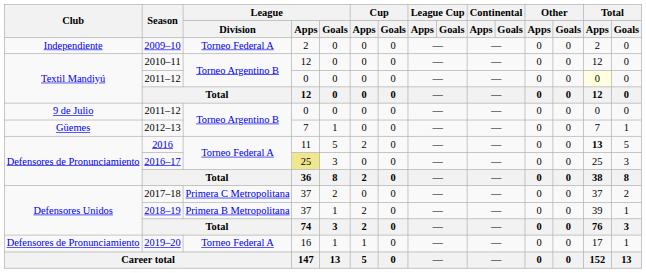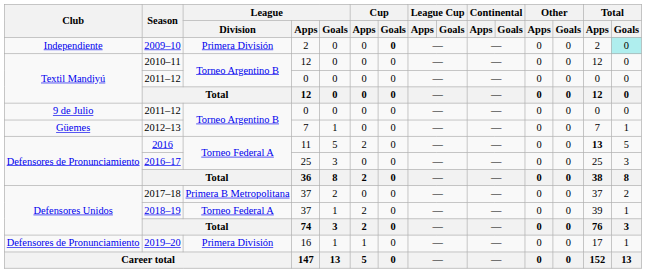(238, 45) Torneo Federal A -> (238, 45) Primera División
(393, 45) normal -> (393, 45) bold
(626, 45) no background -> (626, 45) paleturquoise background
(597, 78) lightyellow background -> (597, 78) no background
(306, 161) khaki background -> (306, 161) no background
(238, 194) Primera C Metropolitana -> (238, 194) Primera B Metropolitana
(238, 210) Primera B Metropolitana -> (238, 210) Torneo Federal A
(238, 243) Torneo Federal A -> (238, 243) Primera División
